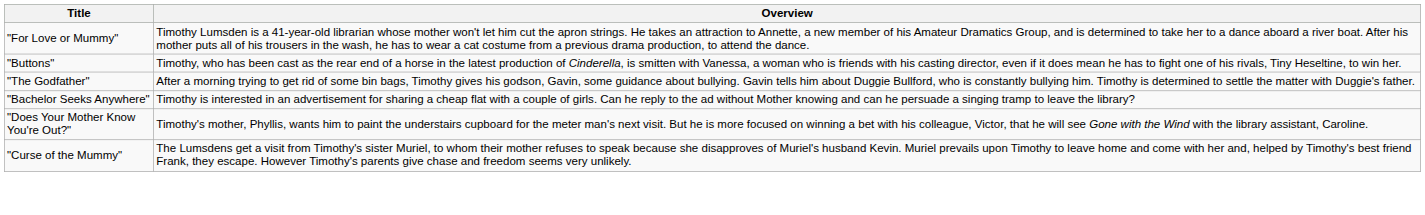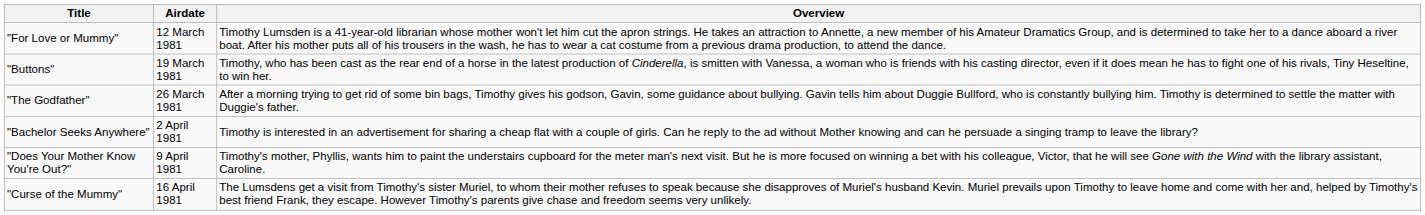+ column: (185, 13)
